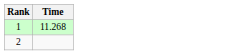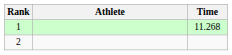+ column: (110, 12)
